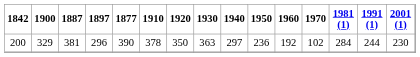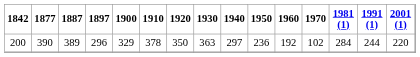columns swapped: (126, 19) <-> (45, 19)
(72, 43) 381 -> (72, 43) 389
(401, 43) 230 -> (401, 43) 220
